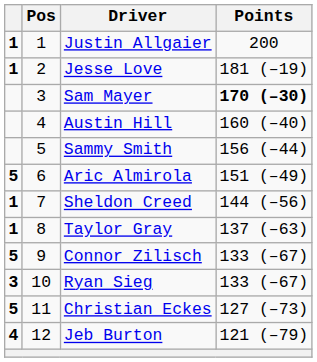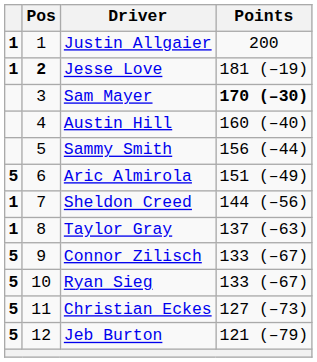(41, 71) normal -> (41, 71) bold
(14, 283) 3 -> (14, 283) 5
(14, 336) 4 -> (14, 336) 5
